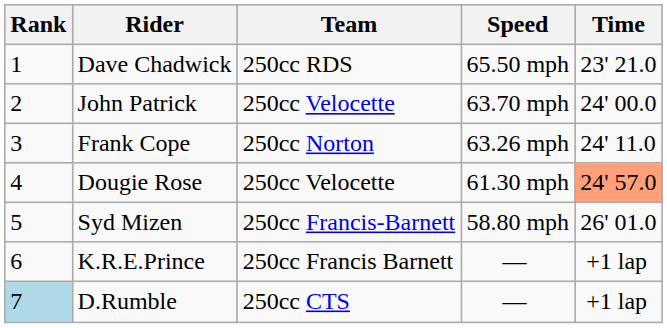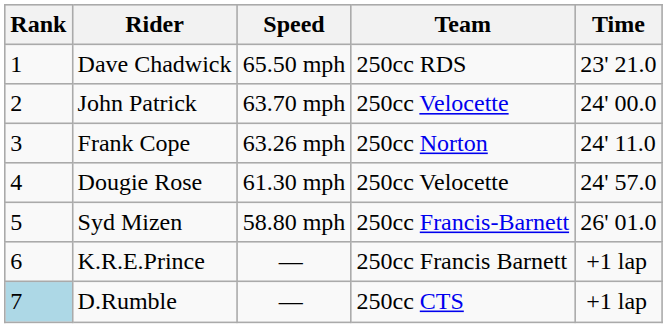columns swapped: (349, 24) <-> (518, 24)
(618, 182) lightsalmon background -> (618, 182) no background
